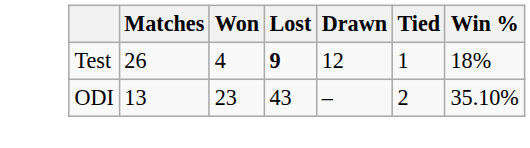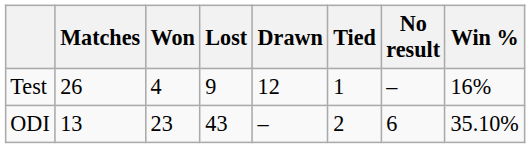+ column: (413, 37)
(275, 60) bold -> (211, 86) normal
(471, 60) 18% -> (471, 86) 16%
